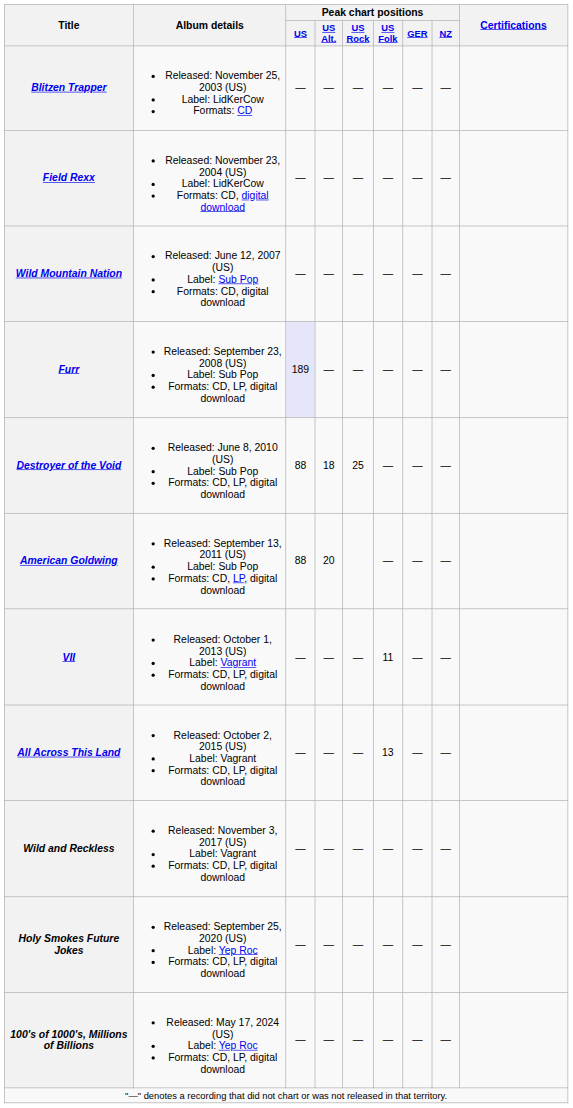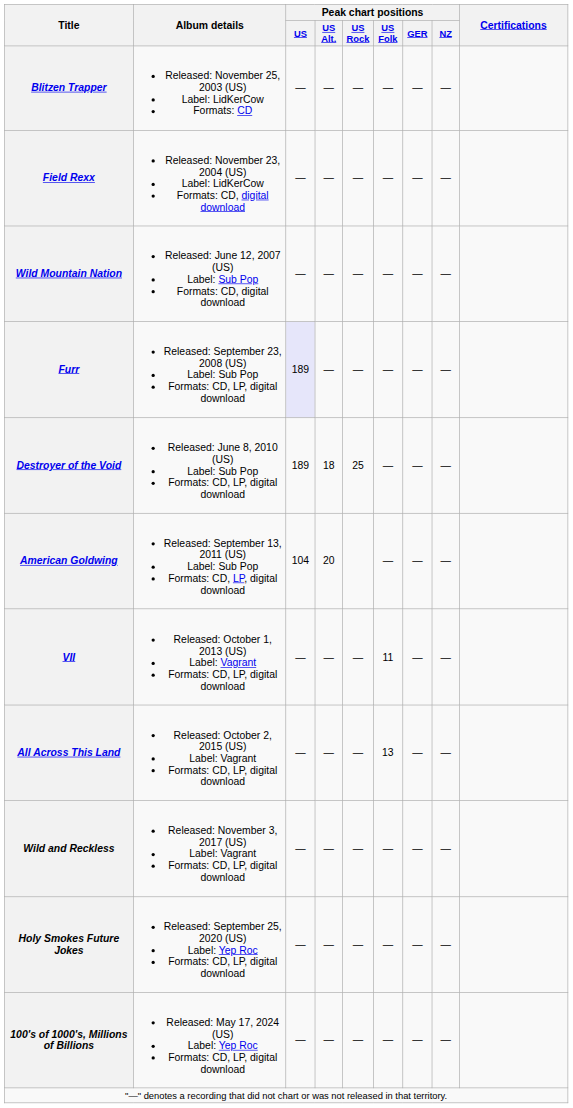(300, 465) 88 -> (300, 465) 189
(300, 561) 88 -> (300, 561) 104
